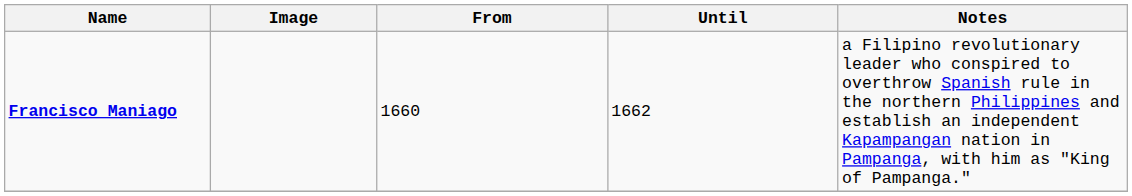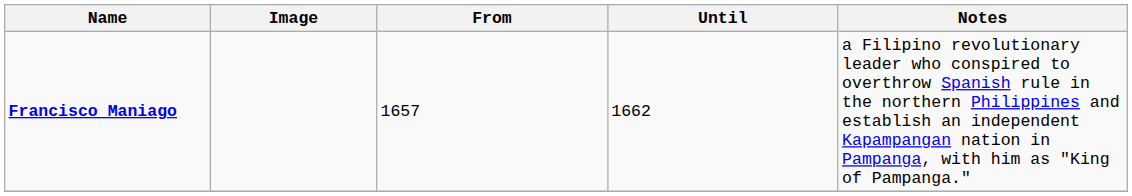(400, 112) 1660 -> (400, 112) 1657
